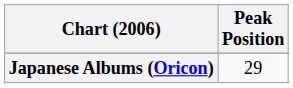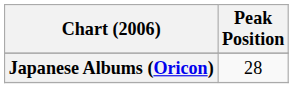(253, 67) 29 -> (253, 67) 28
